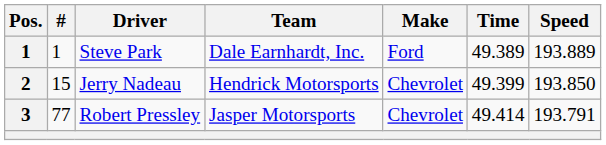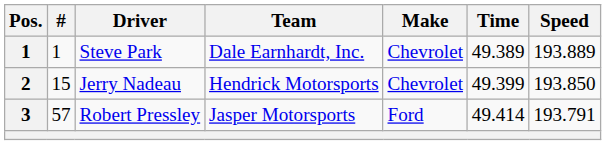(406, 52) Ford -> (425, 52) Chevrolet
(61, 115) 77 -> (61, 115) 57
(425, 115) Chevrolet -> (406, 115) Ford
